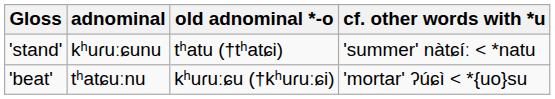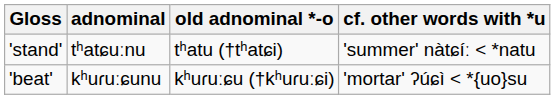(116, 49) kʰuɾuːɕunu -> (108, 49) tʰatɕuːnu
(108, 79) tʰatɕuːnu -> (116, 79) kʰuɾuːɕunu
